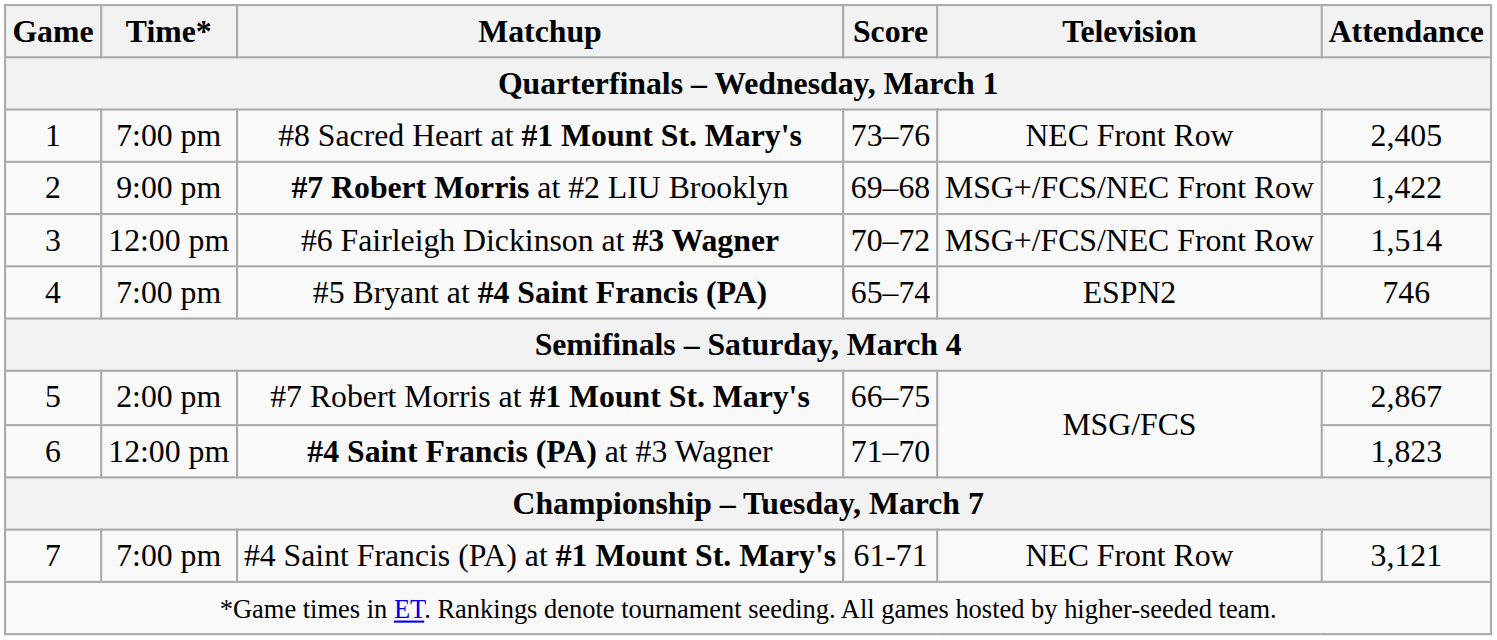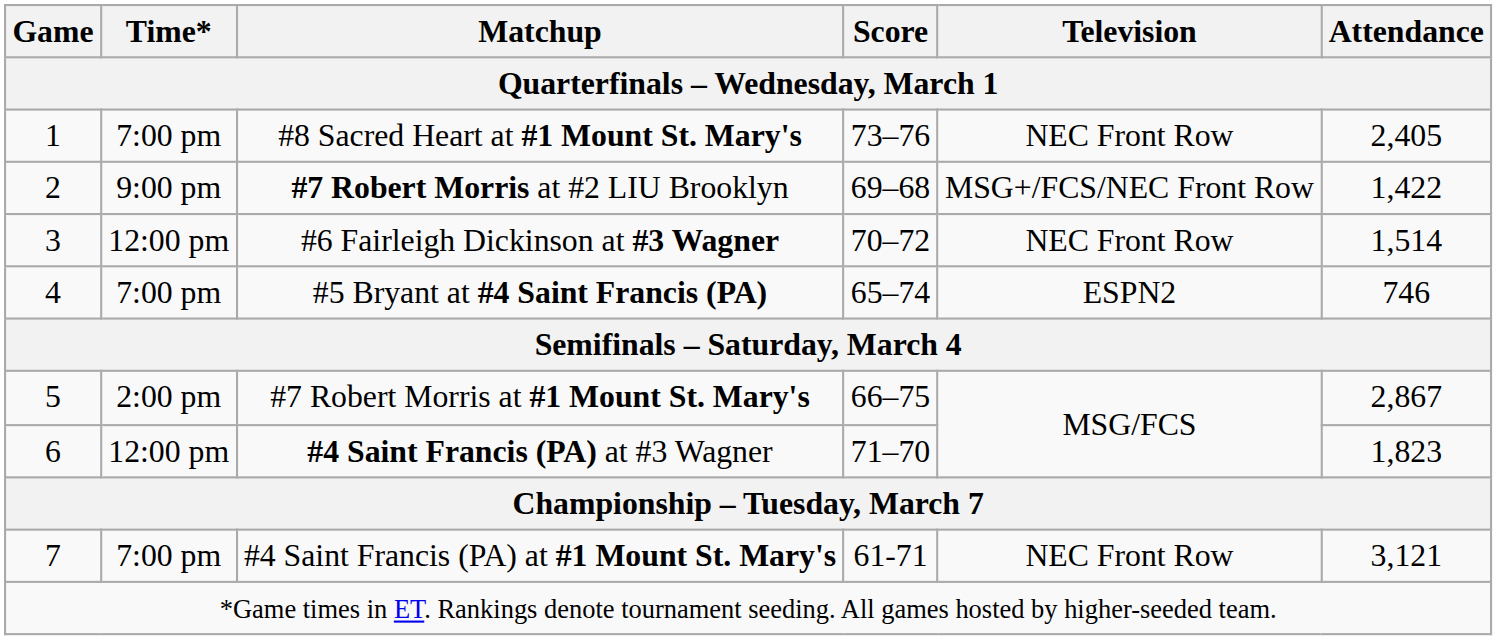(1129, 240) MSG+/FCS/NEC Front Row -> (1129, 240) NEC Front Row
